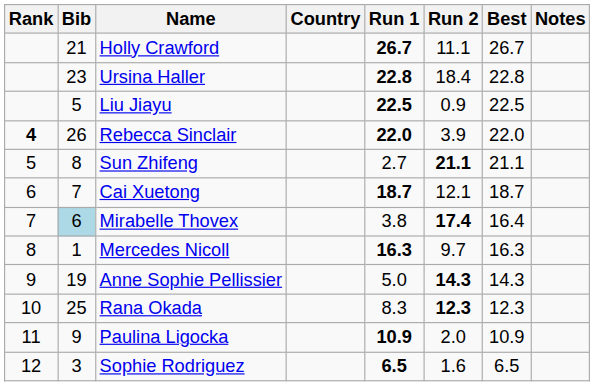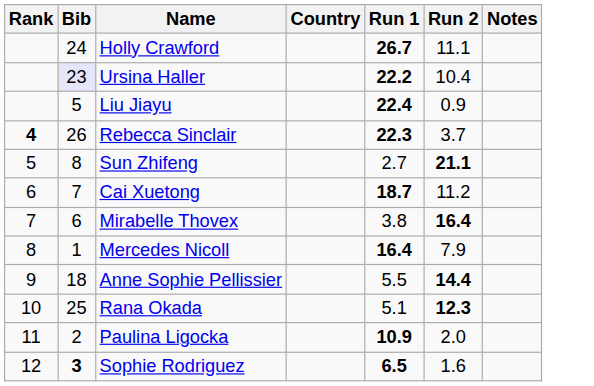- column: (507, 18)
(76, 47) 21 -> (76, 47) 24
(76, 76) no background -> (76, 76) lavender background
(394, 76) 22.8 -> (394, 76) 22.2
(453, 76) 18.4 -> (453, 76) 10.4
(394, 105) 22.5 -> (394, 105) 22.4
(394, 134) 22.0 -> (394, 134) 22.3
(453, 134) 3.9 -> (453, 134) 3.7
(453, 192) 12.1 -> (453, 192) 11.2
(76, 221) lightblue background -> (76, 221) no background
(453, 221) 17.4 -> (453, 221) 16.4
(394, 250) 16.3 -> (394, 250) 16.4
(453, 250) 9.7 -> (453, 250) 7.9
(76, 279) 19 -> (76, 279) 18
(394, 279) 5.0 -> (394, 279) 5.5
(453, 279) 14.3 -> (453, 279) 14.4
(394, 308) 8.3 -> (394, 308) 5.1
(76, 337) 9 -> (76, 337) 2
(76, 366) normal -> (76, 366) bold
